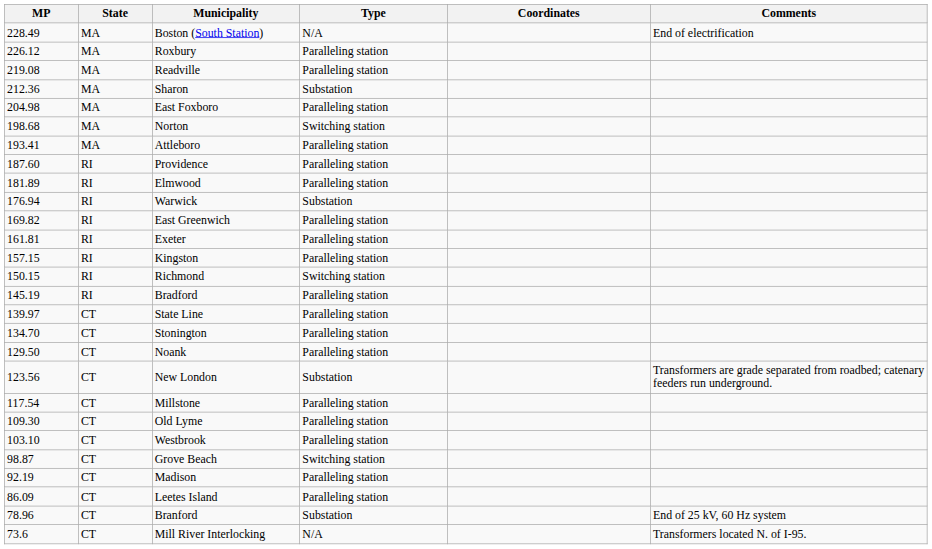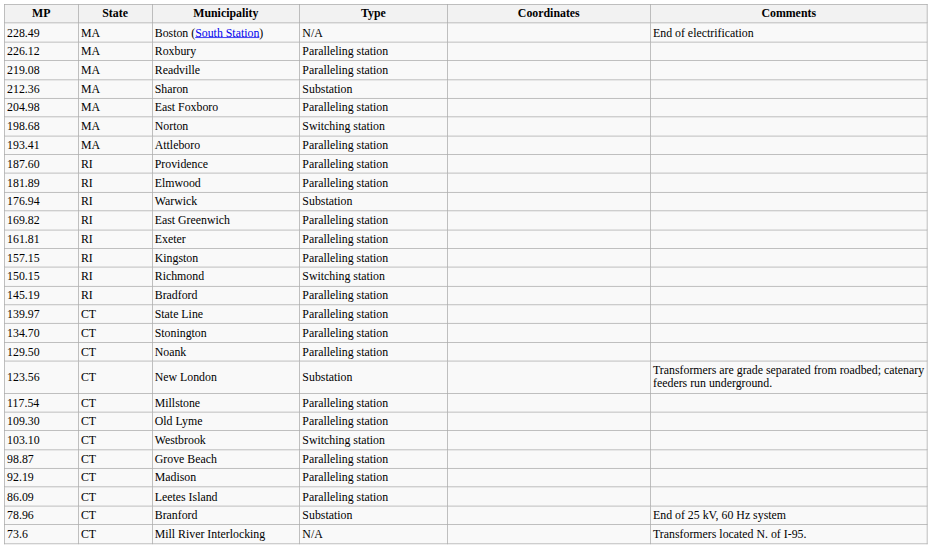(345, 440) Paralleling station -> (344, 440) Switching station
(344, 459) Switching station -> (345, 459) Paralleling station
